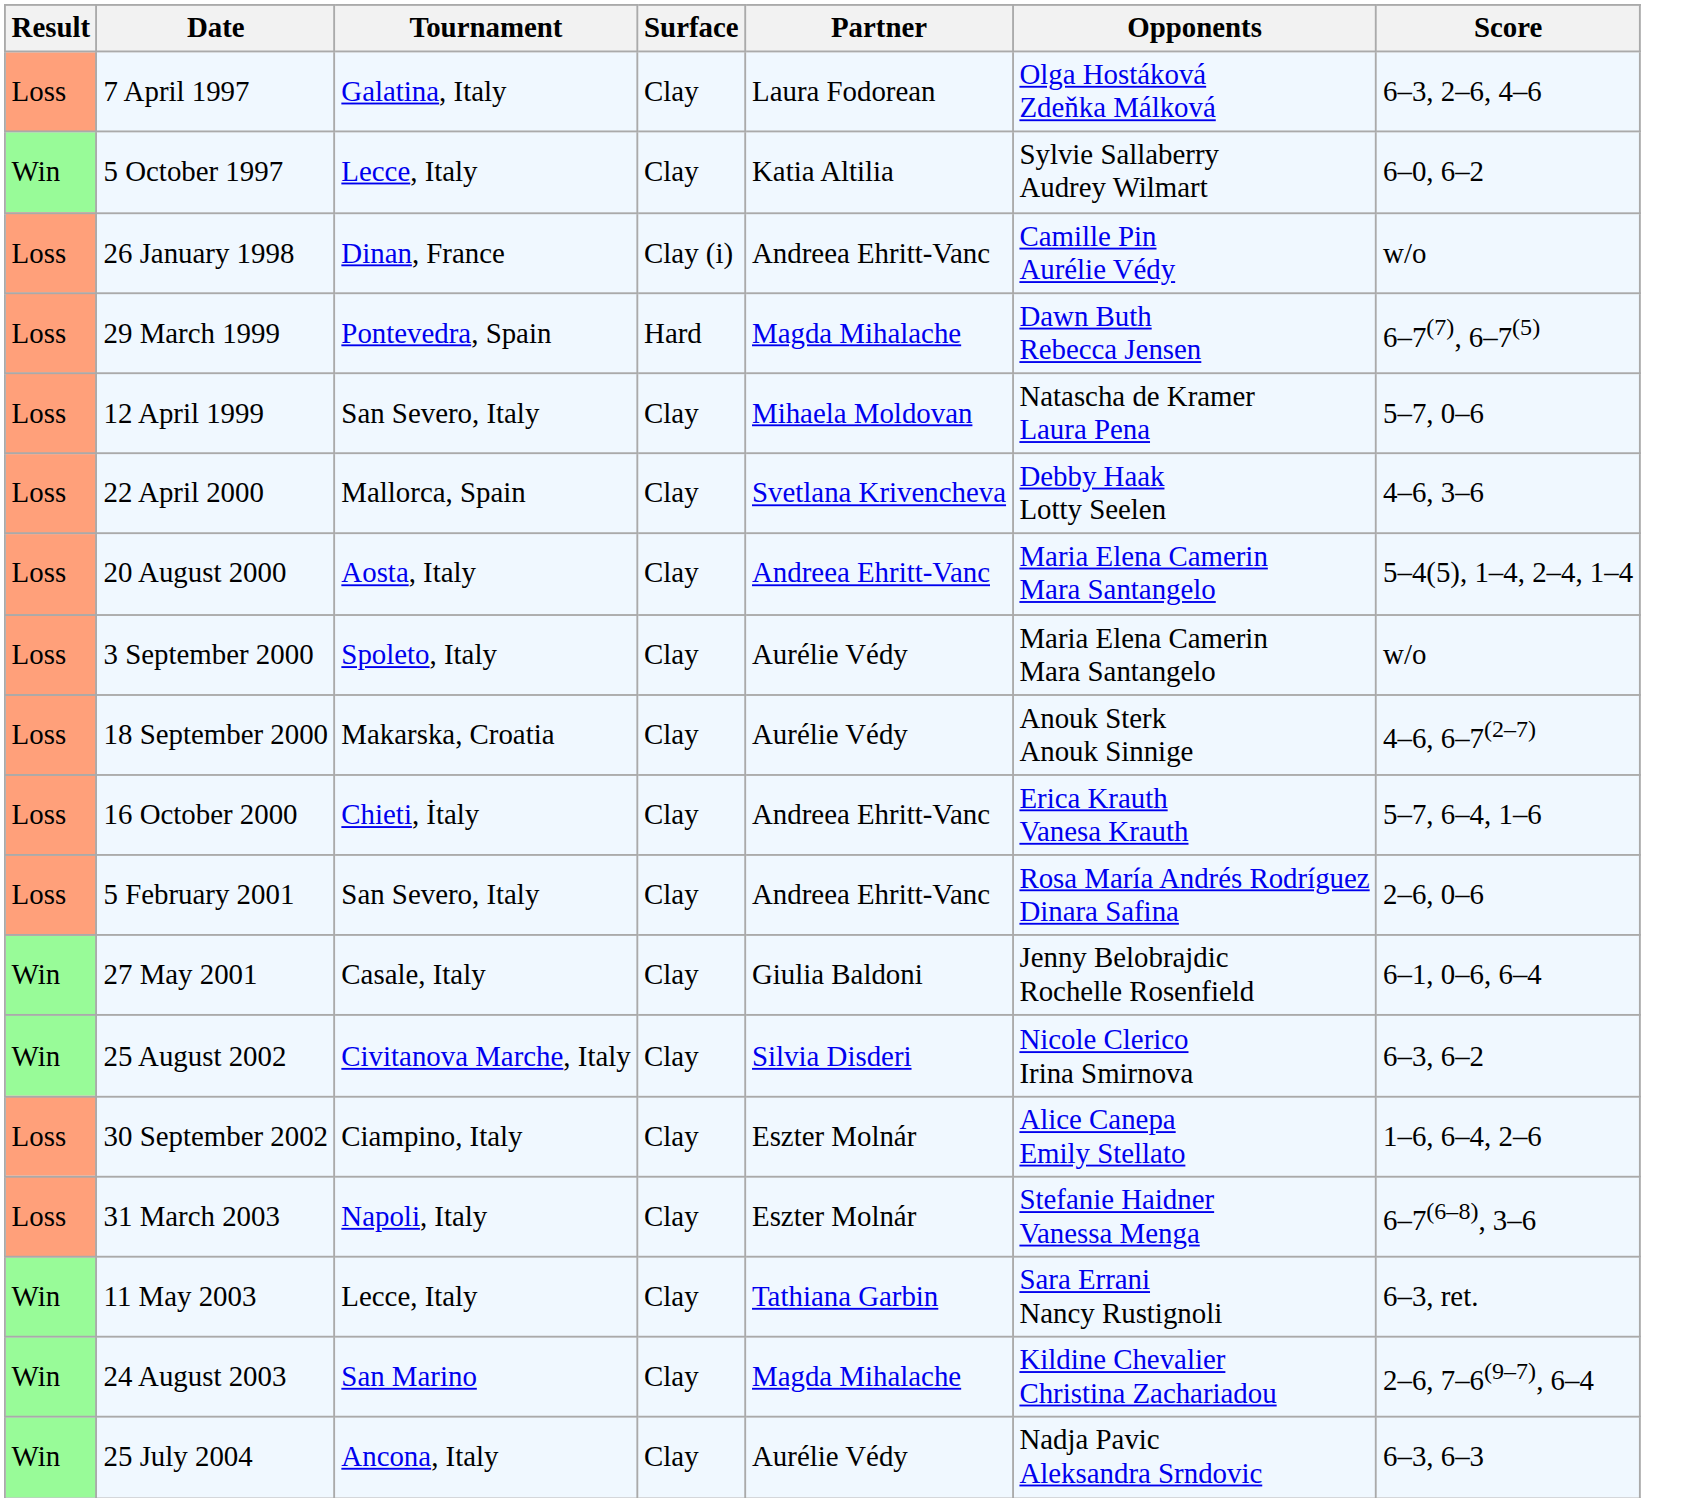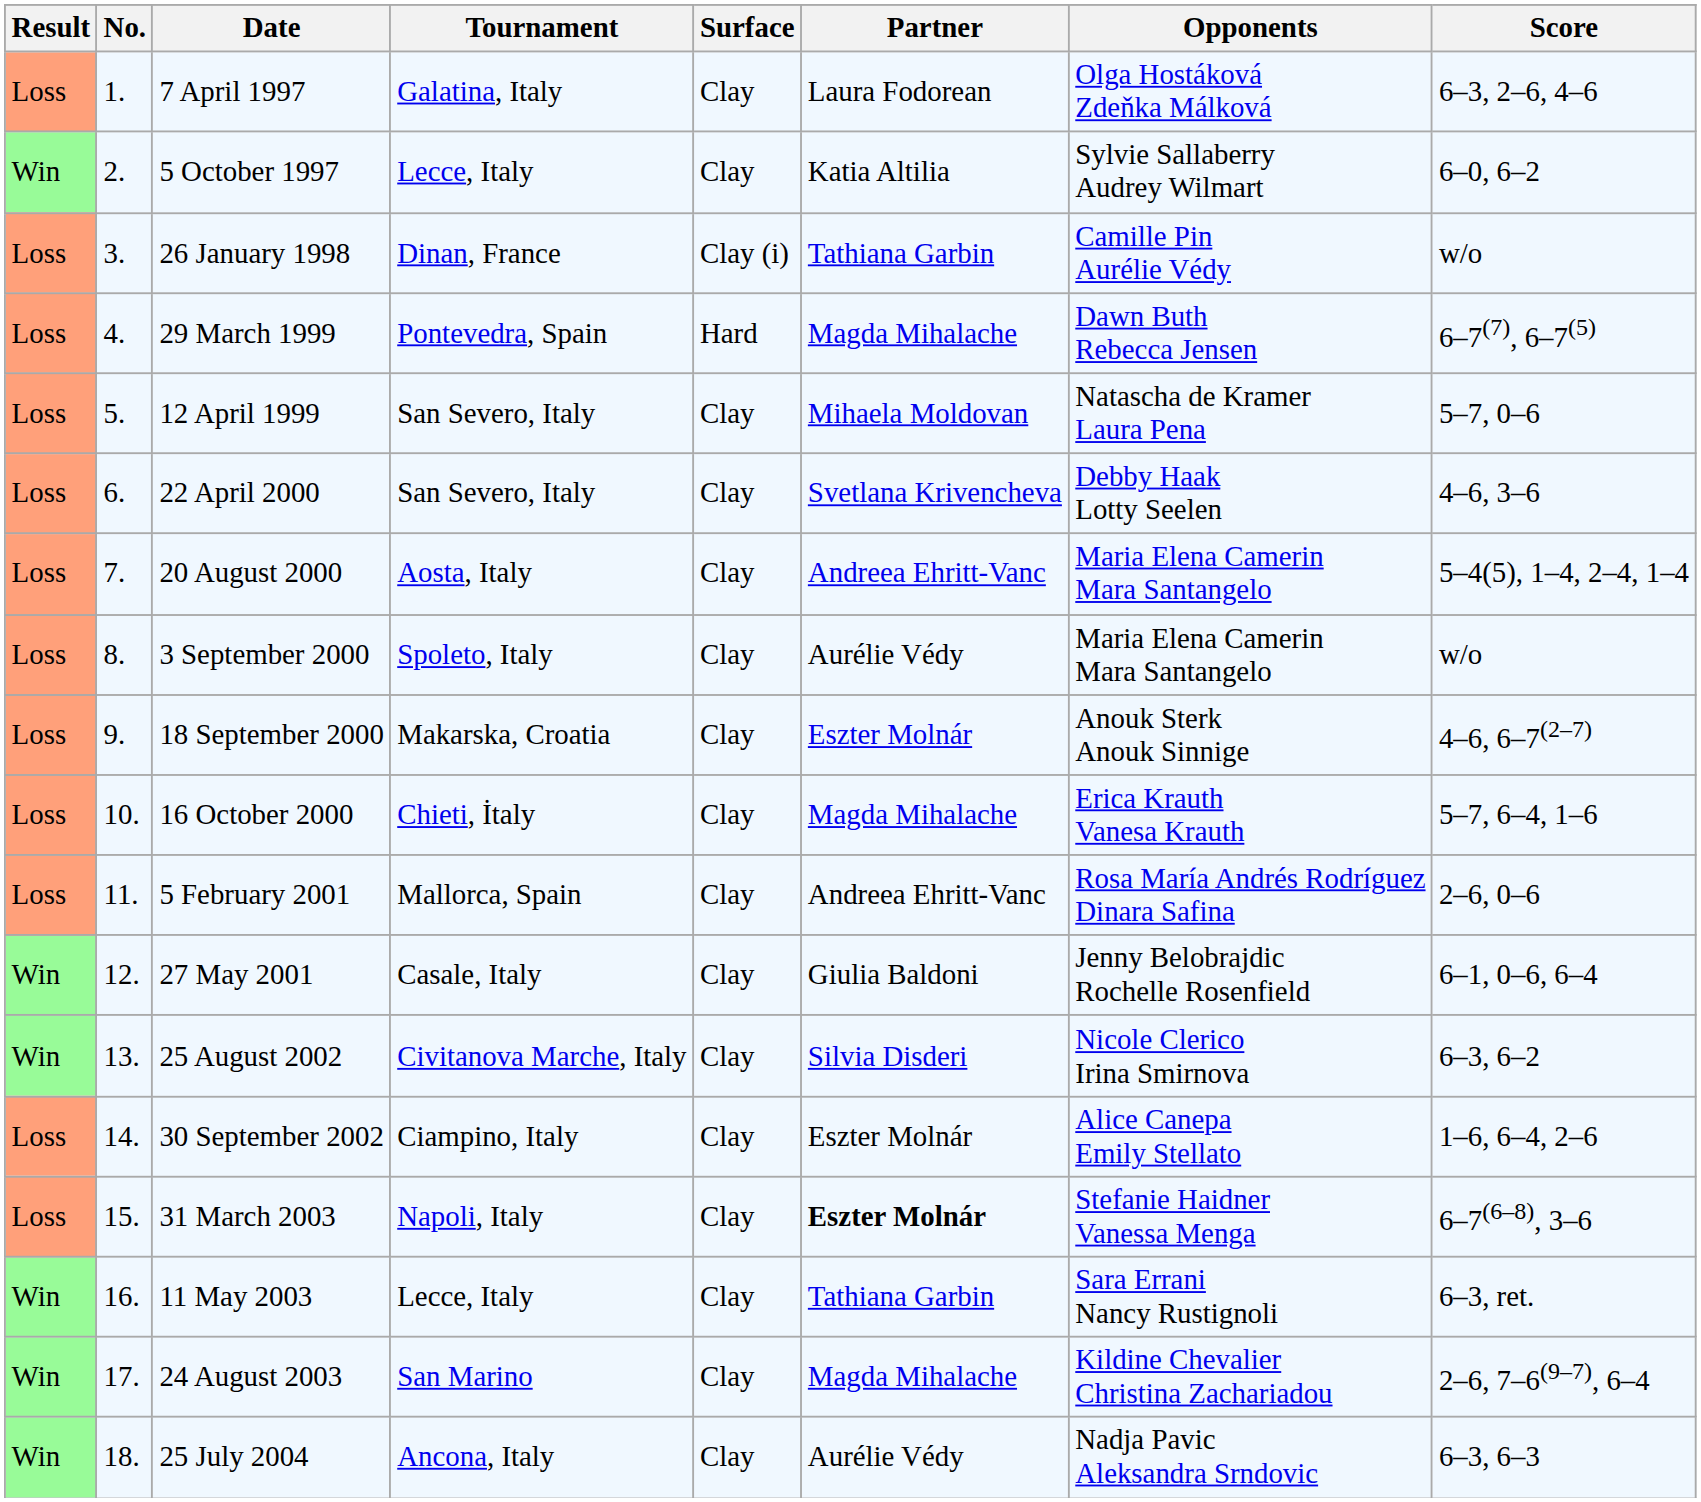+ column: (125, 27)
(871, 251) Andreea Ehritt-Vanc -> (901, 251) Tathiana Garbin
(434, 492) Mallorca, Spain -> (496, 492) San Severo, Italy
(830, 733) Aurélie Védy -> (890, 733) Eszter Molnár
(871, 813) Andreea Ehritt-Vanc -> (912, 813) Magda Mihalache
(440, 894) San Severo, Italy -> (489, 894) Mallorca, Spain
(834, 1215) normal -> (897, 1215) bold
